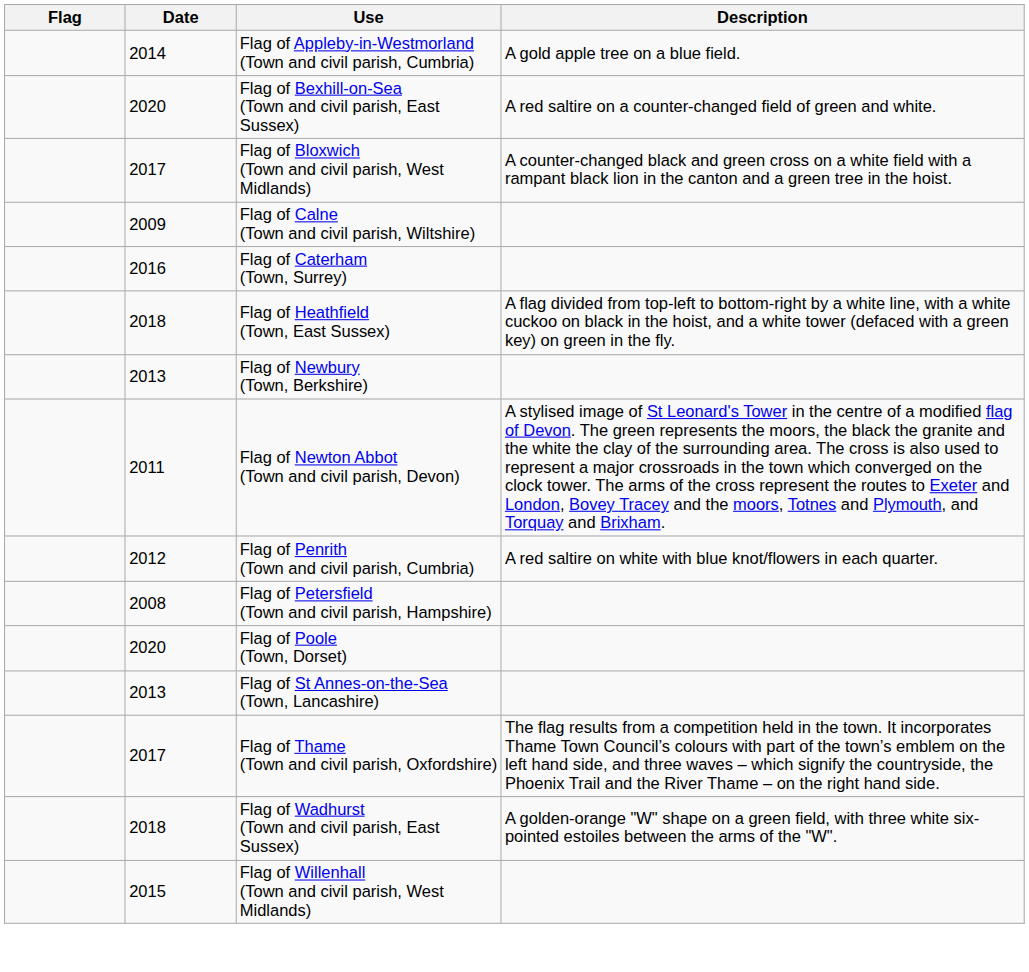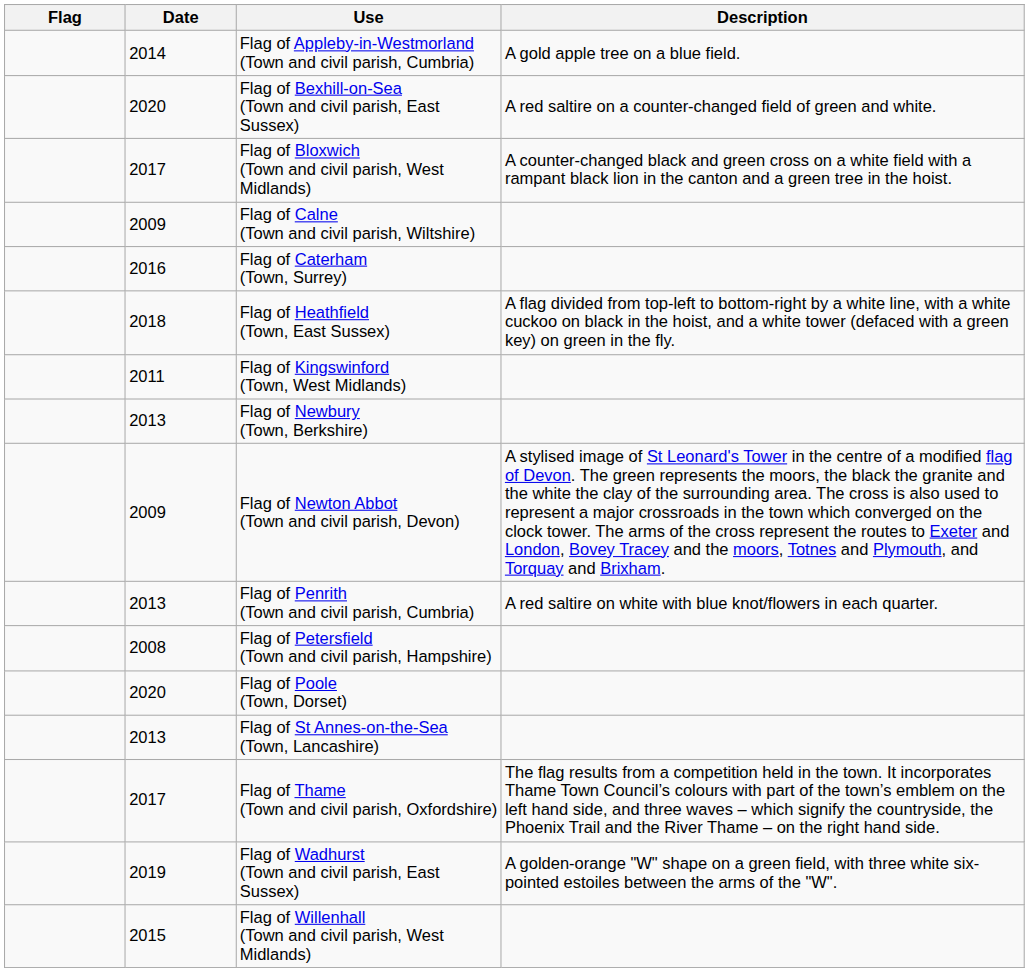+ row: (323, 376)
(147, 467) 2011 -> (148, 512) 2009
(148, 558) 2012 -> (148, 603) 2013
(148, 828) 2018 -> (148, 873) 2019
